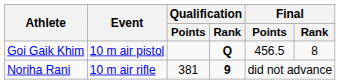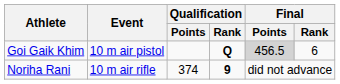(270, 51) no background -> (270, 51) lightgrey background
(315, 51) 8 -> (315, 51) 6
(188, 70) 381 -> (188, 70) 374
